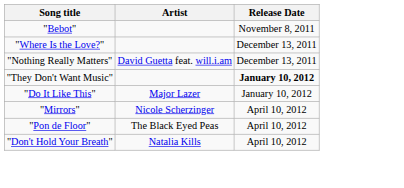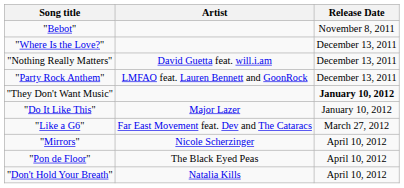+ row: (60, 77)
+ row: (60, 126)
